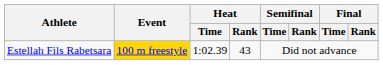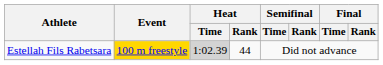(210, 50) no background -> (210, 50) lightgrey background
(245, 50) 43 -> (245, 50) 44
